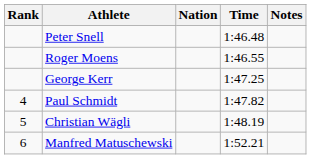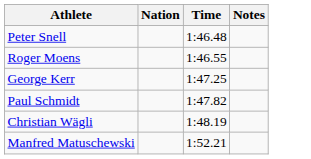- column: (23, 15)
